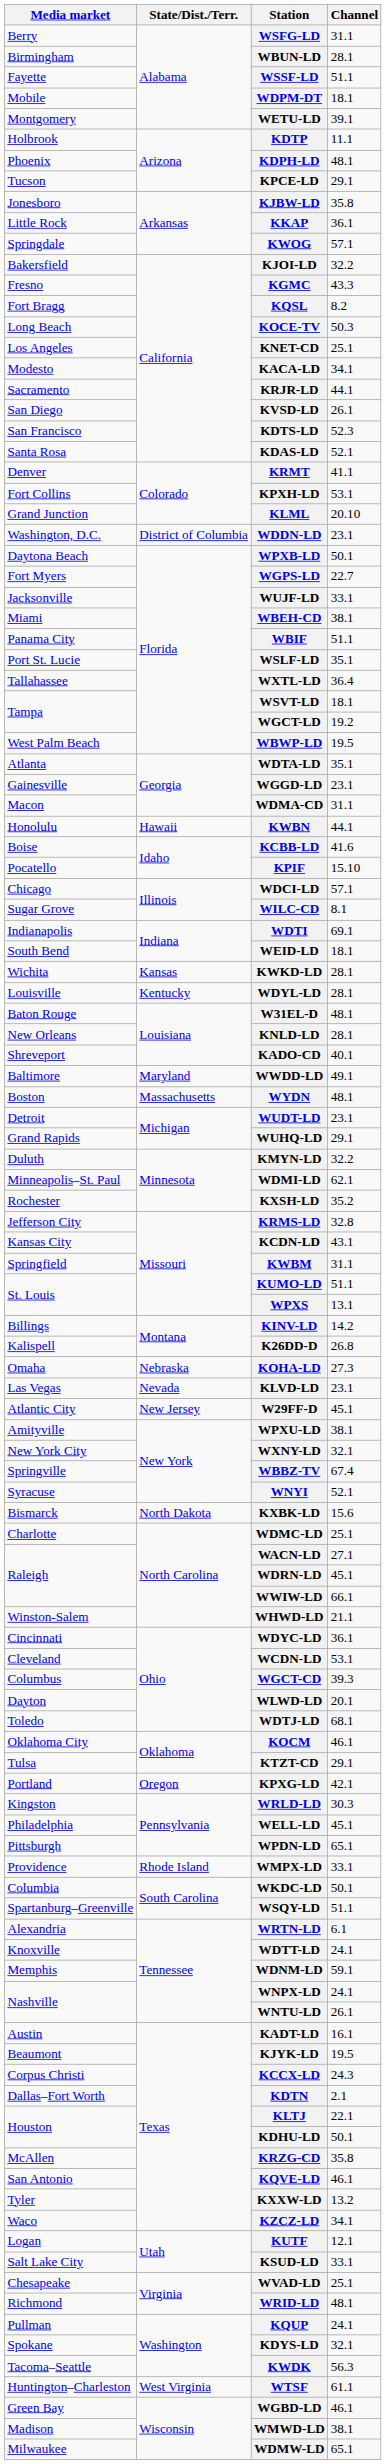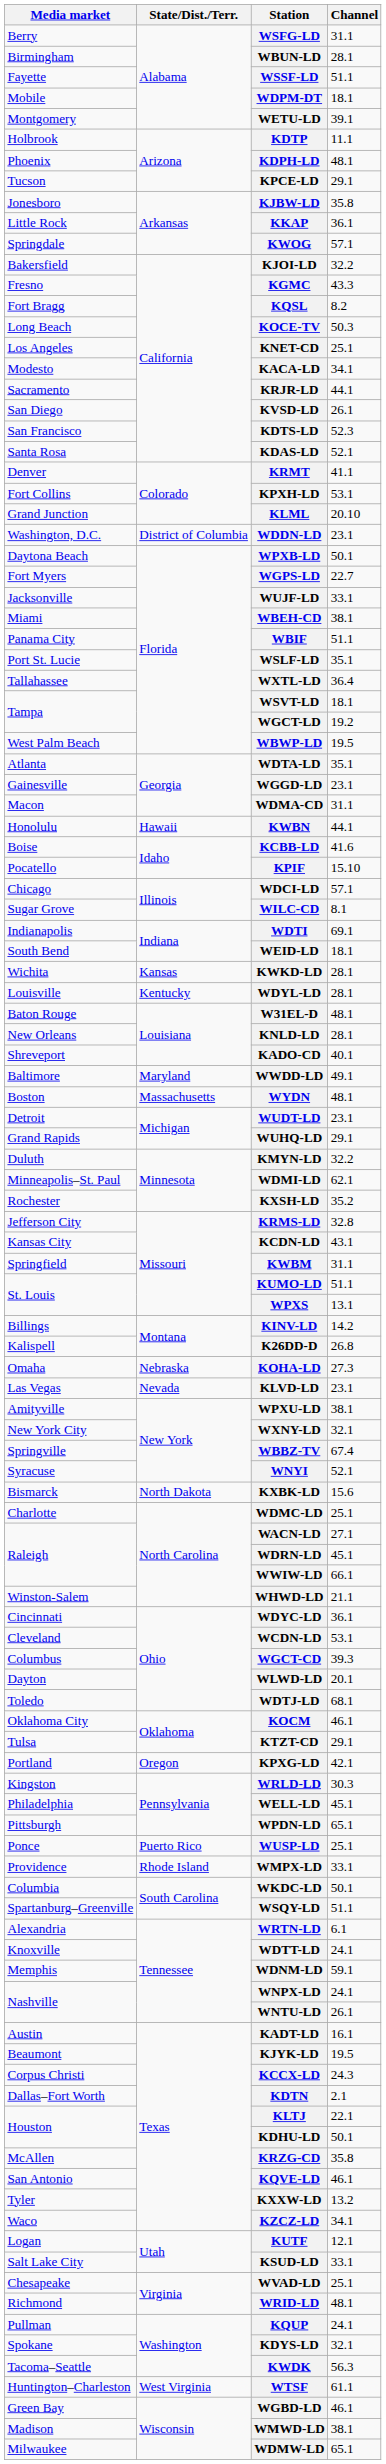- row: (289, 1409)
+ row: (289, 1845)
